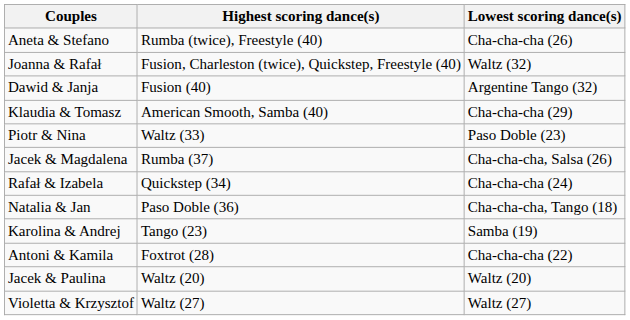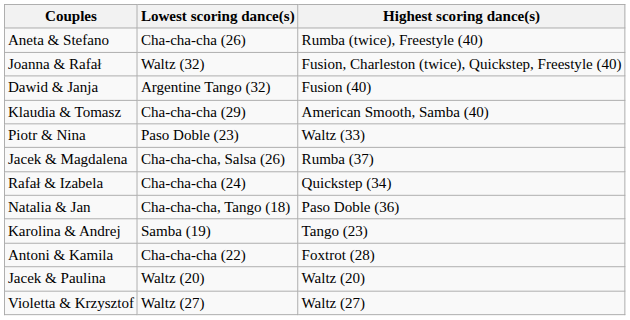columns swapped: (301, 16) <-> (545, 16)
